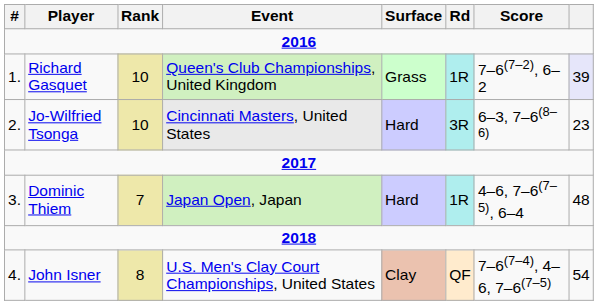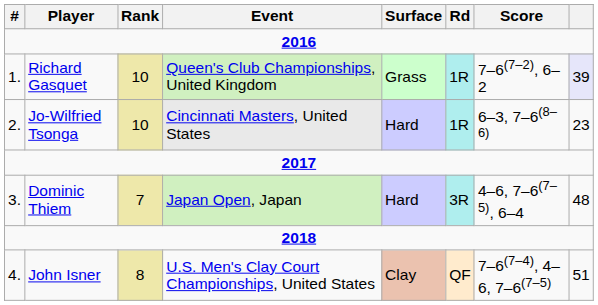(459, 125) 3R -> (459, 125) 1R
(459, 200) 1R -> (459, 200) 3R
(581, 275) 54 -> (581, 275) 51
